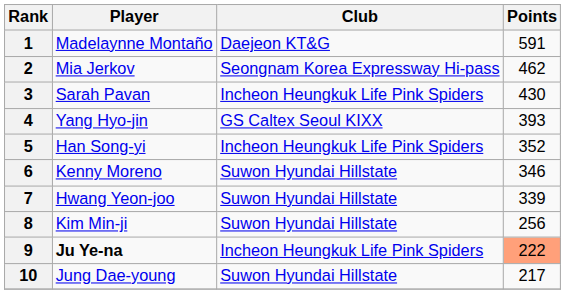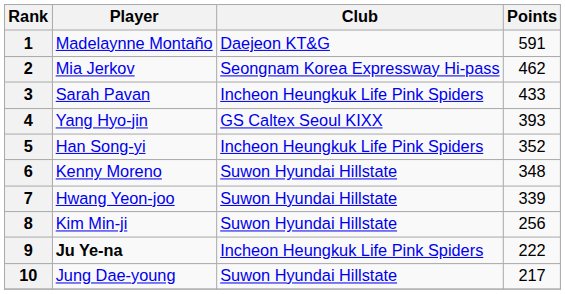(532, 95) 430 -> (532, 95) 433
(532, 172) 346 -> (532, 172) 348
(532, 250) lightsalmon background -> (532, 250) no background
